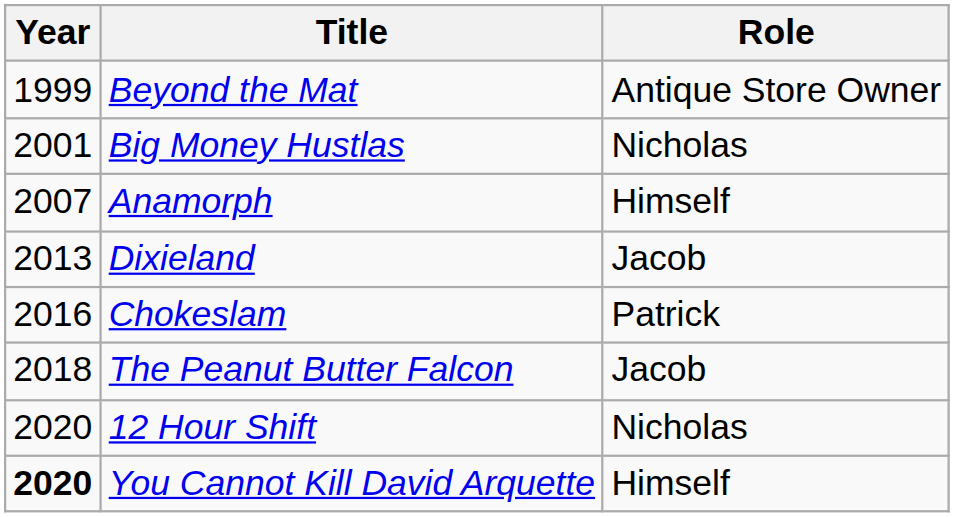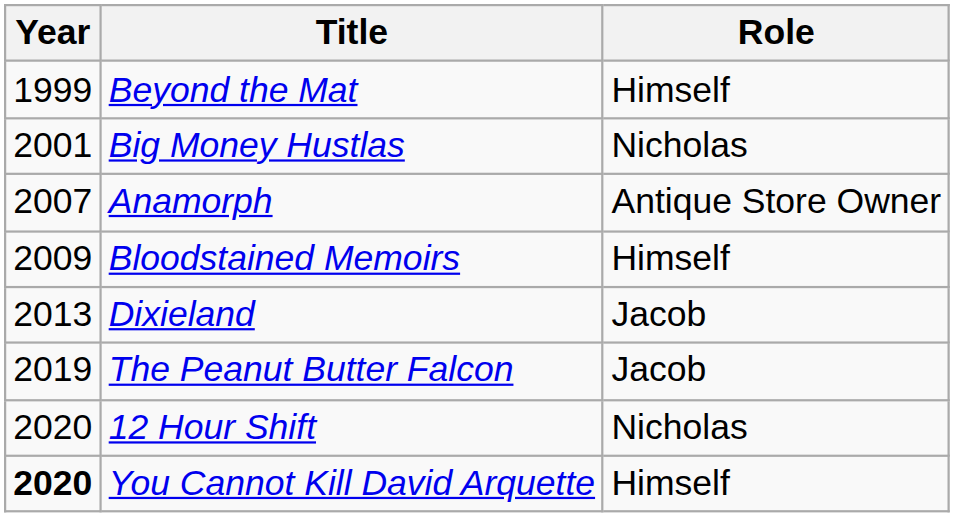(776, 88) Antique Store Owner -> (671, 88) Himself
(671, 201) Himself -> (776, 201) Antique Store Owner
+ row: (284, 257)
- row: (198, 314)
(53, 370) 2018 -> (53, 370) 2019
